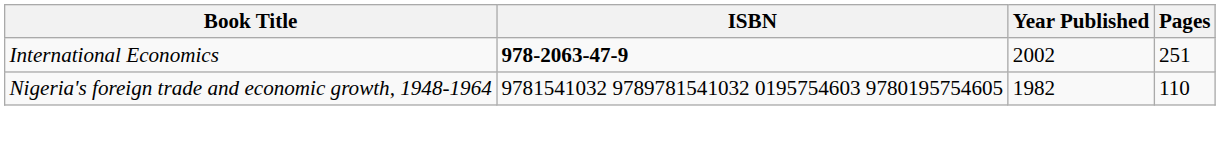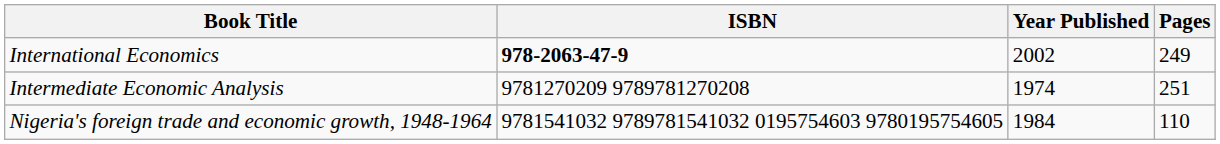(1175, 54) 251 -> (1175, 54) 249
+ row: (147, 88)
(1034, 88) 1982 -> (1034, 121) 1984
